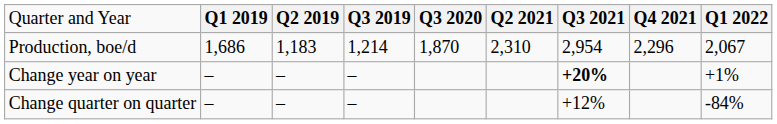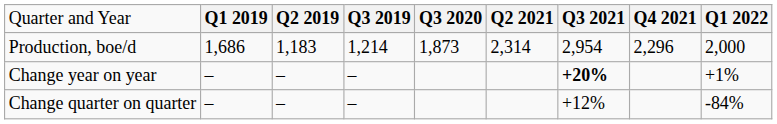(439, 47) 1,870 -> (439, 47) 1,873
(511, 47) 2,310 -> (511, 47) 2,314
(725, 47) 2,067 -> (725, 47) 2,000
